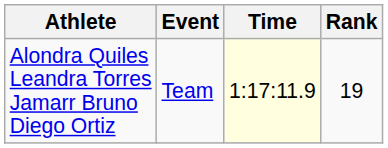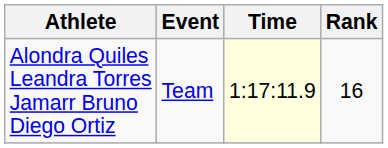(352, 91) 19 -> (352, 91) 16
